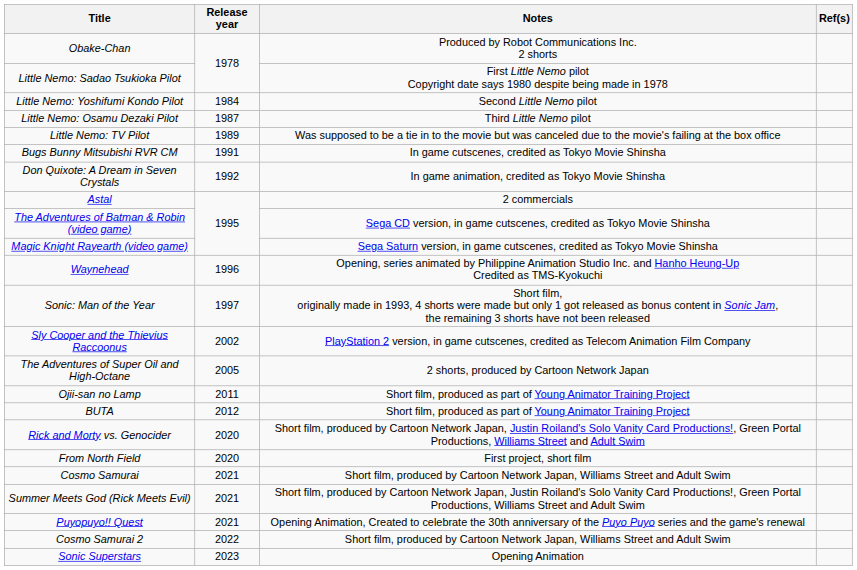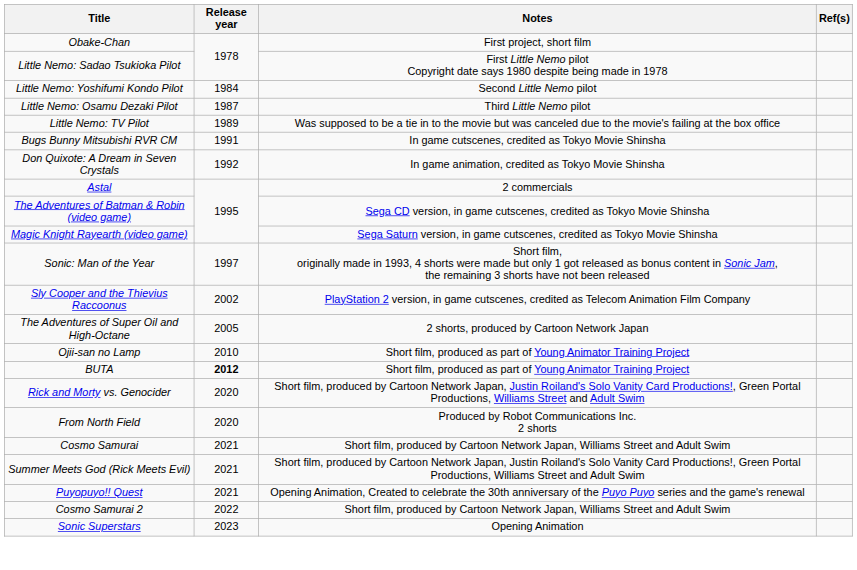(538, 48) Produced by Robot Communications Inc. 2 shorts -> (537, 42) First project, short film
- row: (100, 270)
(227, 394) 2011 -> (226, 352) 2010
(227, 411) normal -> (226, 369) bold
(538, 458) First project, short film -> (537, 422) Produced by Robot Communications Inc. 2 shorts
